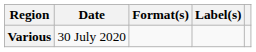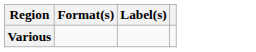- column: (92, 15)
